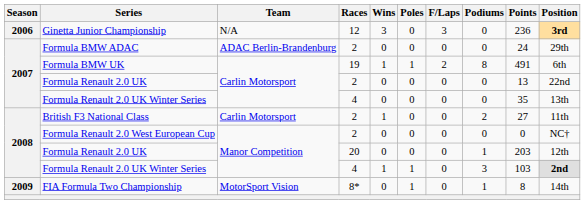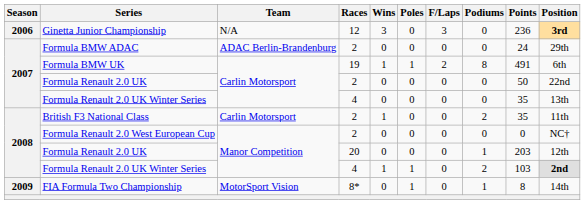(523, 82) 13 -> (523, 82) 50
(523, 117) 27 -> (523, 117) 35
(484, 168) 3 -> (484, 168) 2
